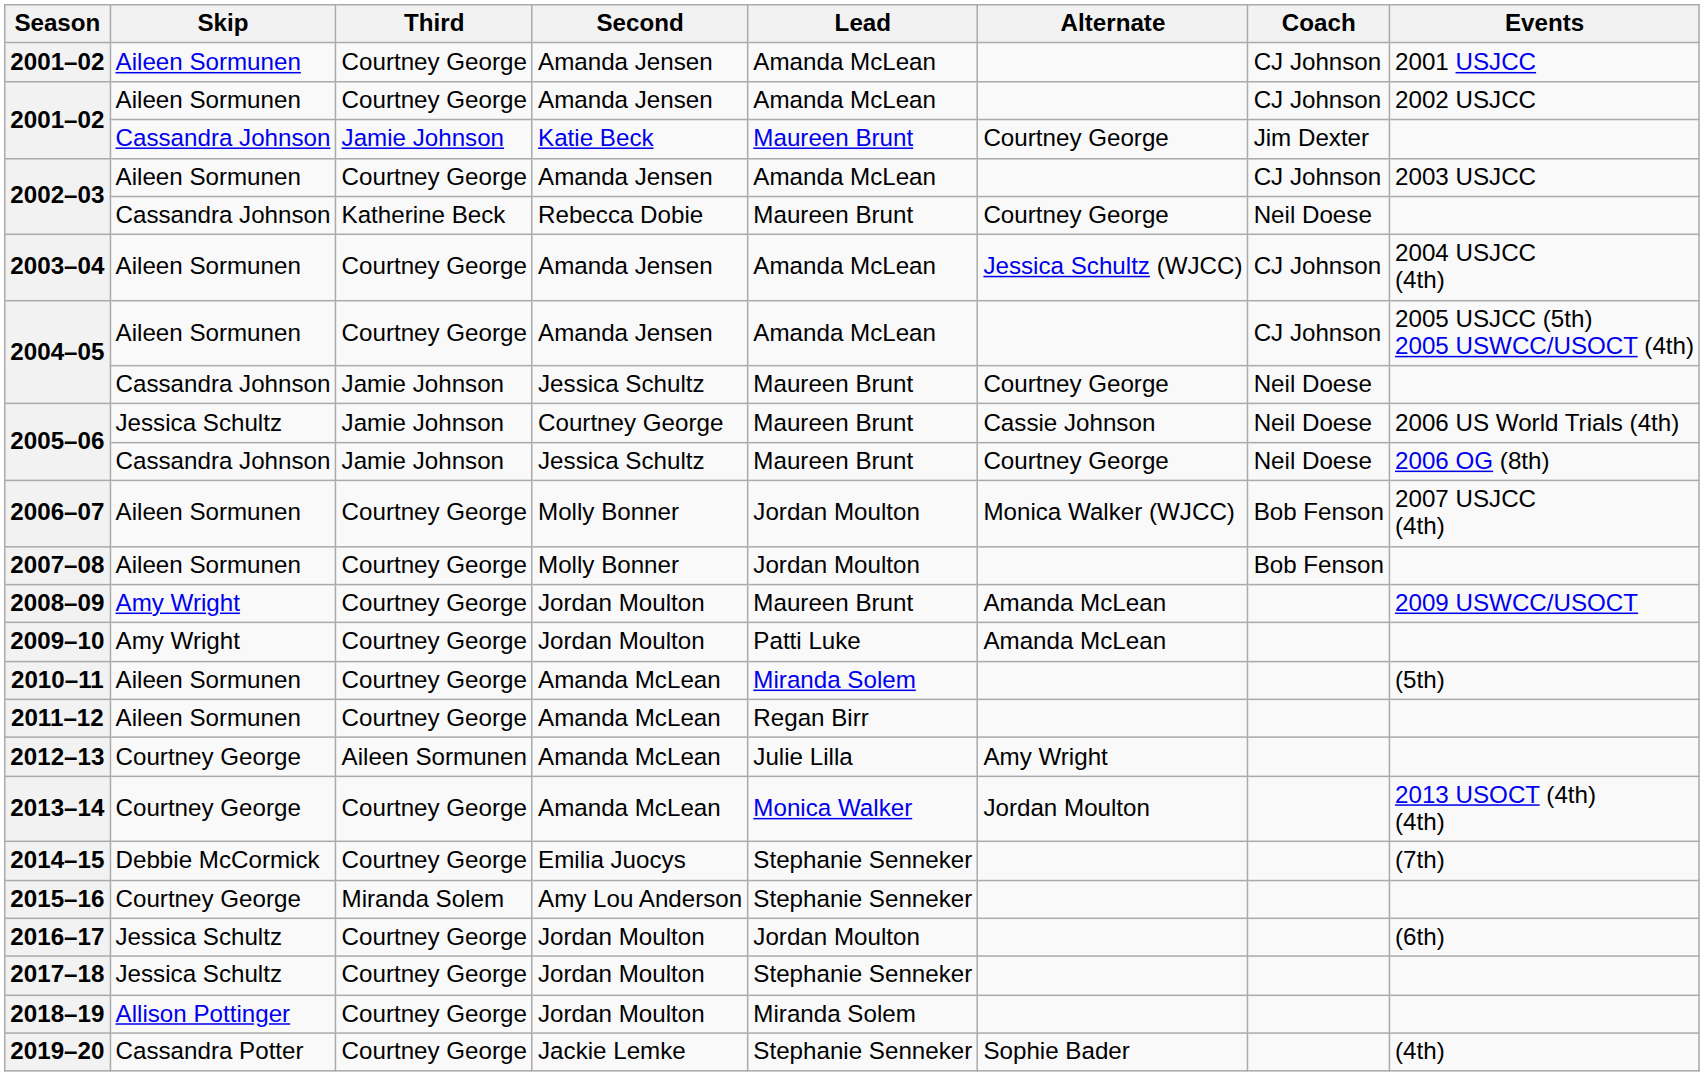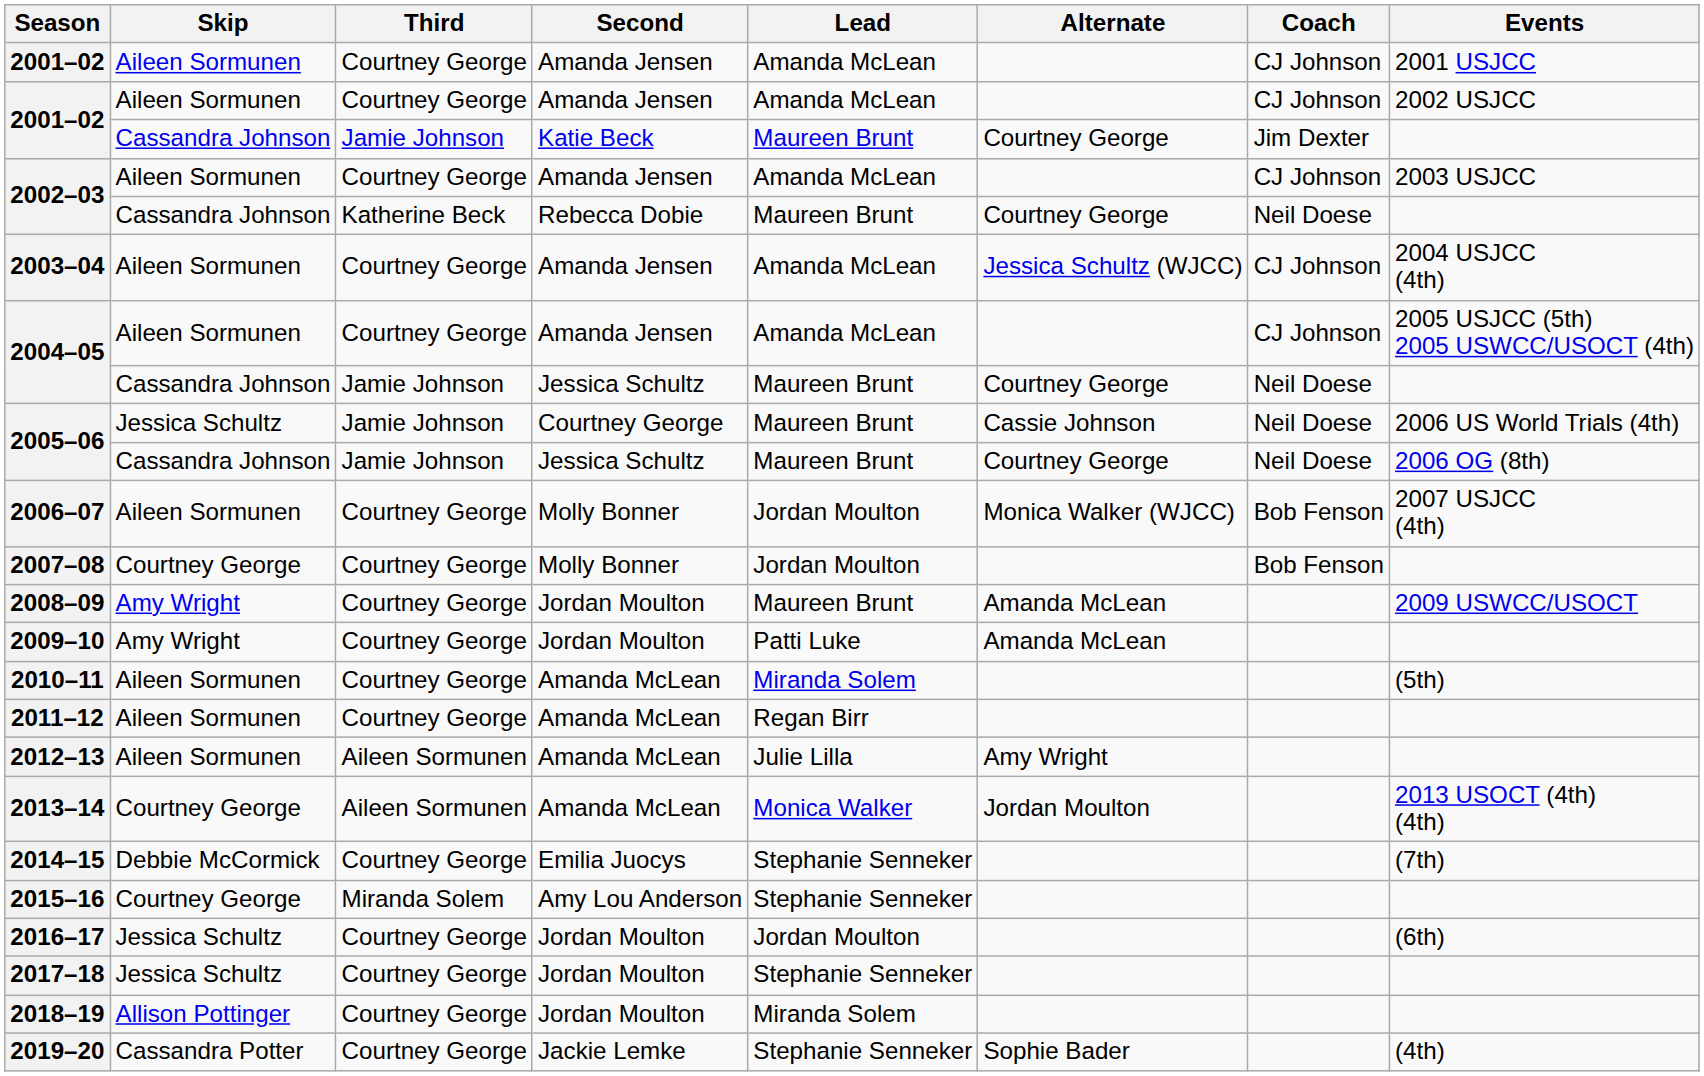(208, 564) Aileen Sormunen -> (208, 564) Courtney George
(208, 756) Courtney George -> (208, 756) Aileen Sormunen
(434, 808) Courtney George -> (434, 808) Aileen Sormunen
